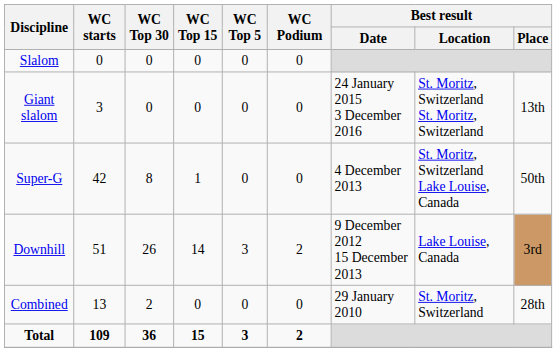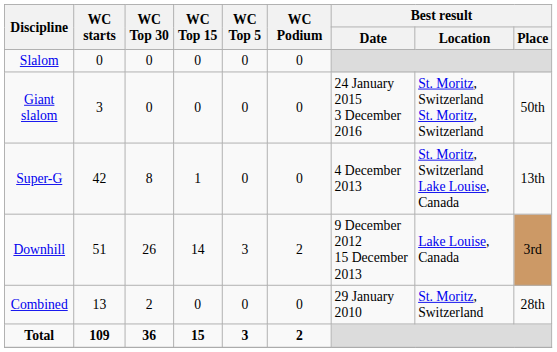(533, 107) 13th -> (533, 107) 50th
(533, 179) 50th -> (533, 179) 13th
